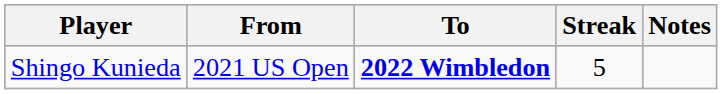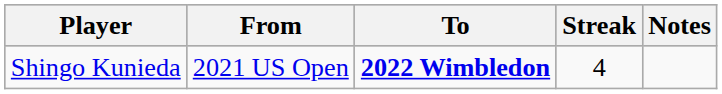(599, 66) 5 -> (599, 66) 4
